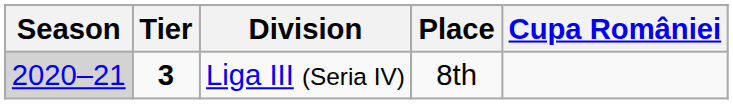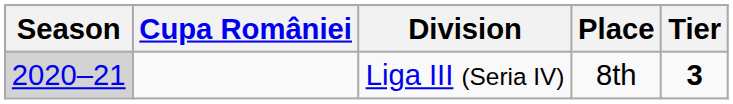columns swapped: (166, 28) <-> (615, 28)
